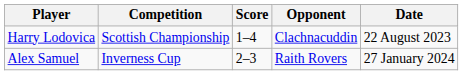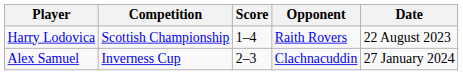(316, 37) Clachnacuddin -> (311, 37) Raith Rovers
(311, 59) Raith Rovers -> (316, 59) Clachnacuddin
